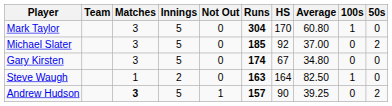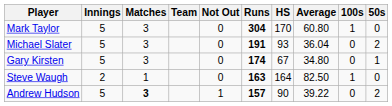columns swapped: (97, 12) <-> (179, 12)
(257, 45) 185 -> (257, 45) 191
(283, 45) 92 -> (283, 45) 93
(316, 45) 37.00 -> (316, 45) 36.04
(377, 61) 0 -> (377, 61) 1
(316, 93) 39.25 -> (316, 93) 39.22
